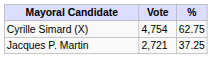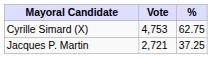(155, 29) 4,754 -> (155, 29) 4,753
